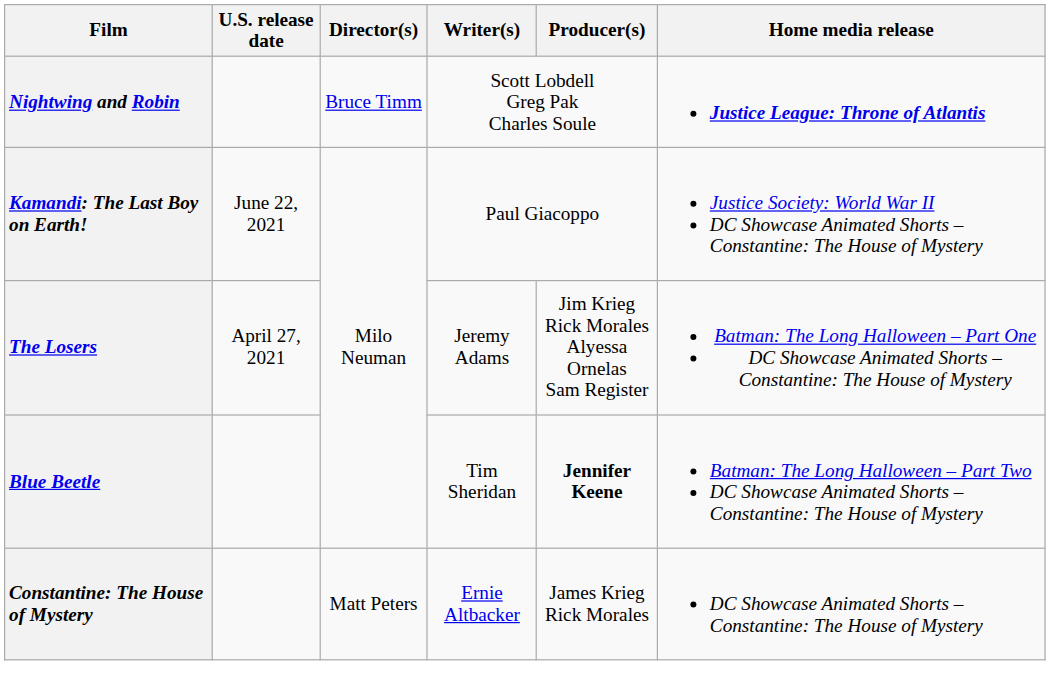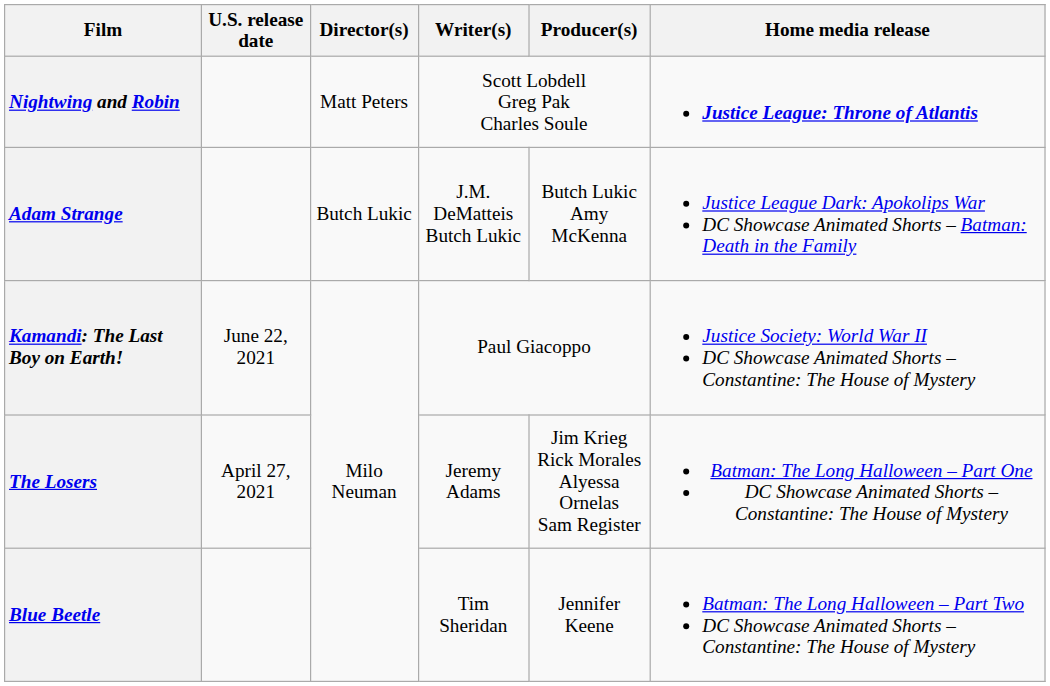(374, 101) Bruce Timm -> (364, 101) Matt Peters
+ row: (66, 213)
(597, 481) bold -> (589, 614) normal
- row: (106, 603)
